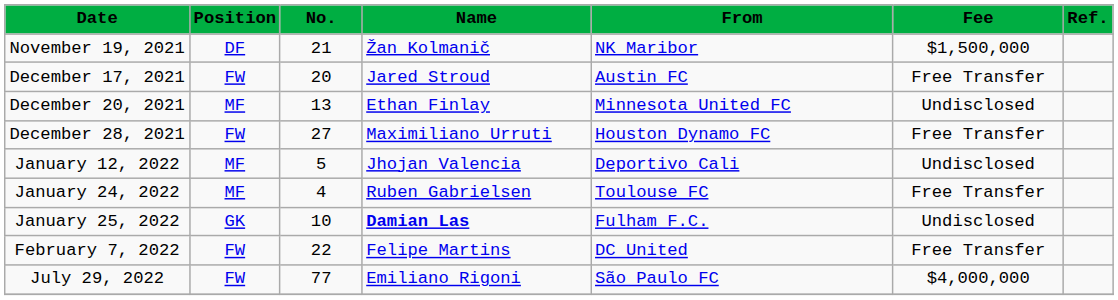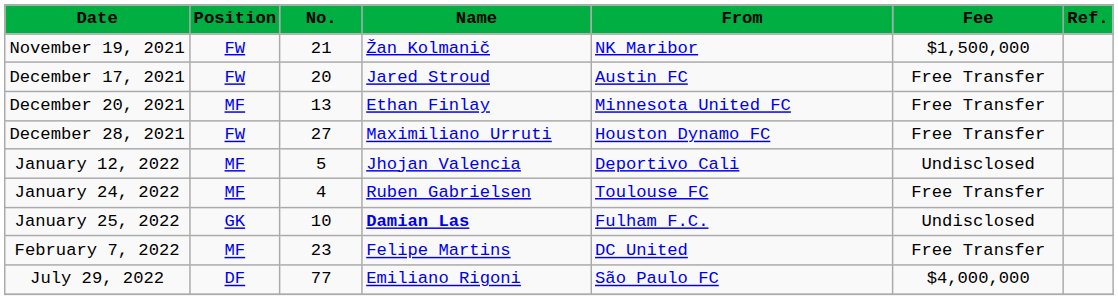(235, 48) DF -> (235, 48) FW
(978, 106) Undisclosed -> (978, 106) Free Transfer
(235, 250) FW -> (235, 250) MF
(321, 250) 22 -> (321, 250) 23
(235, 279) FW -> (235, 279) DF
